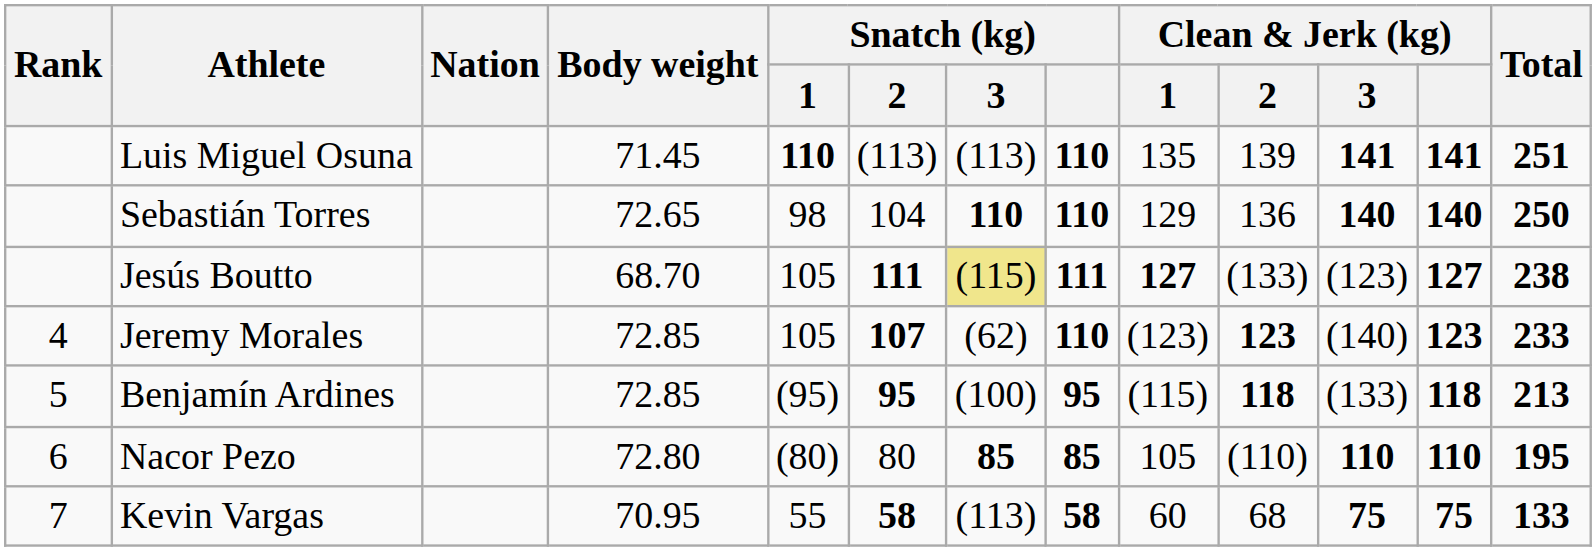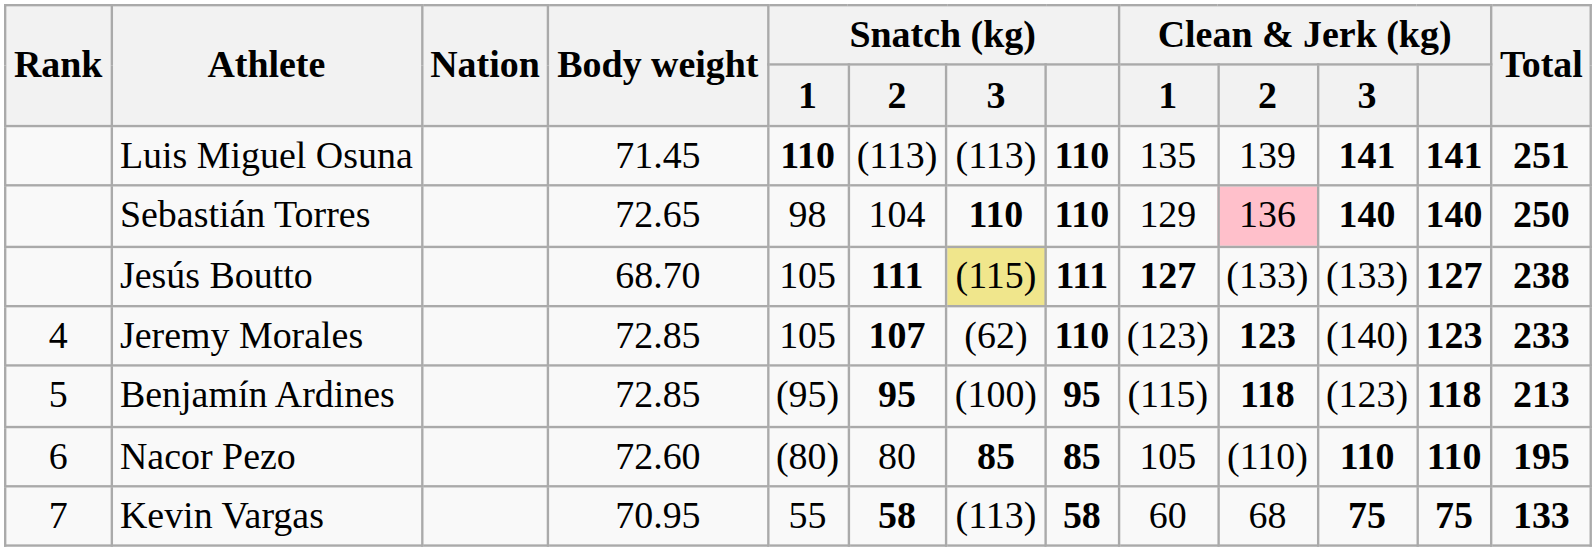(1267, 214) no background -> (1267, 214) pink background
(1367, 275) (123) -> (1367, 275) (133)
(1367, 395) (133) -> (1367, 395) (123)
(658, 455) 72.80 -> (658, 455) 72.60
